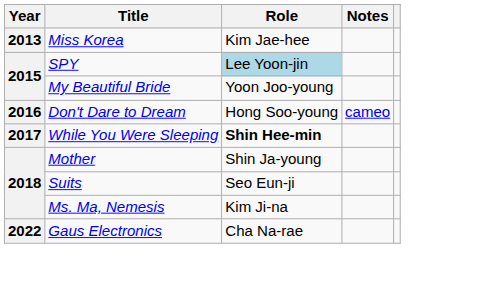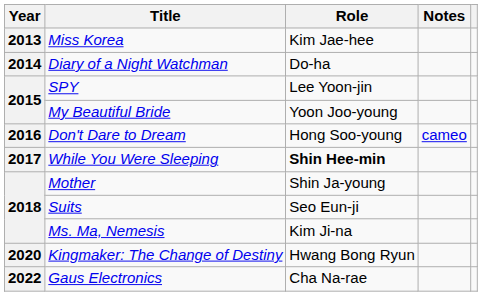+ row: (138, 64)
(267, 64) lightblue background -> (331, 87) no background
+ row: (165, 254)
